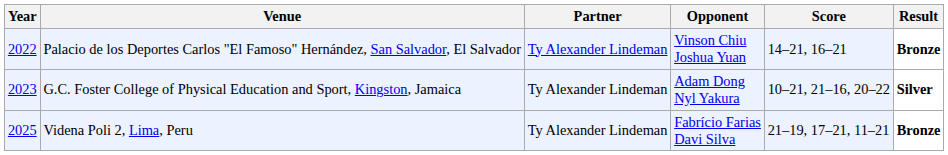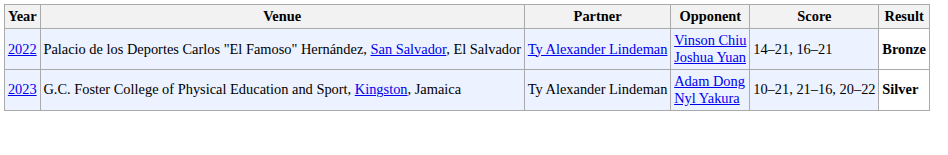- row: (118, 130)
